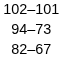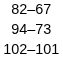rows swapped: (31, 49) <-> (31, 9)
